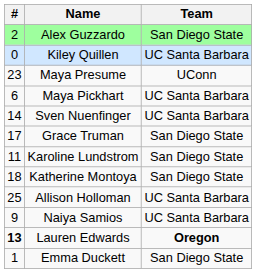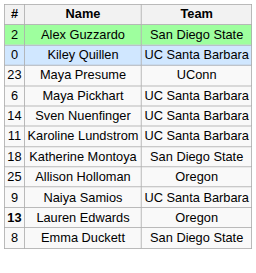- row: (83, 136)
(197, 156) San Diego State -> (197, 136) UC Santa Barbara
(197, 197) UC Santa Barbara -> (197, 177) Oregon
(197, 237) bold -> (197, 217) normal
(14, 258) 1 -> (14, 237) 8
